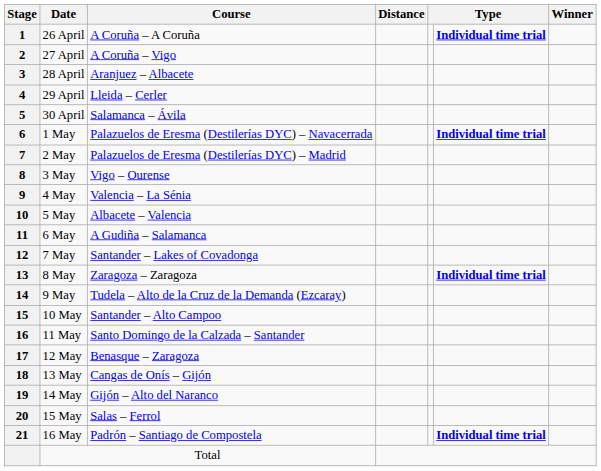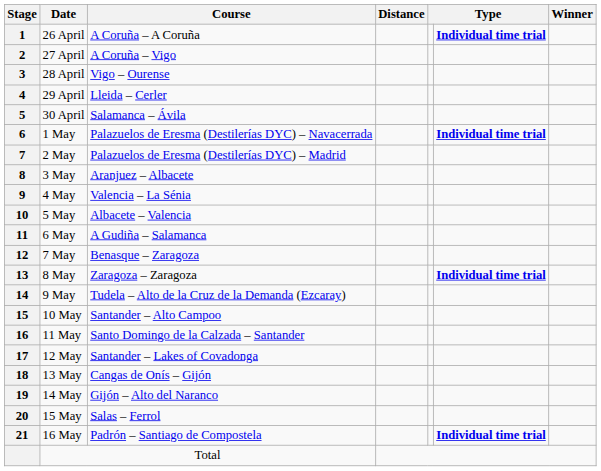(142, 74) Aranjuez – Albacete -> (130, 74) Vigo – Ourense
(130, 174) Vigo – Ourense -> (142, 174) Aranjuez – Albacete
(174, 255) Santander – Lakes of Covadonga -> (145, 255) Benasque – Zaragoza
(145, 355) Benasque – Zaragoza -> (174, 355) Santander – Lakes of Covadonga
